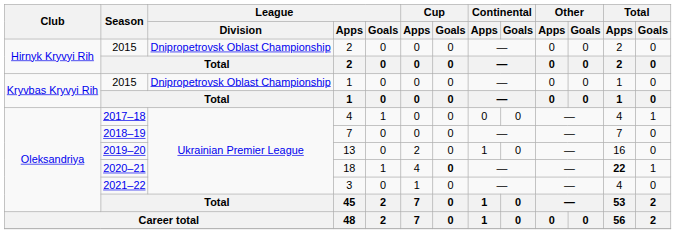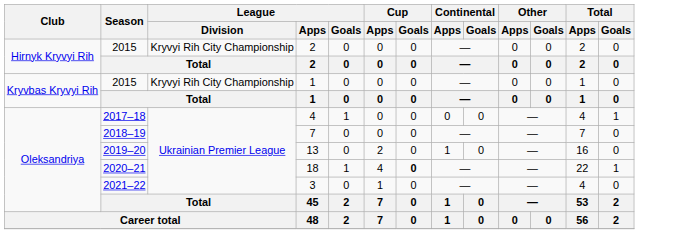(241, 47) Dnipropetrovsk Oblast Championship -> (222, 47) Kryvyi Rih City Championship
(241, 82) Dnipropetrovsk Oblast Championship -> (222, 82) Kryvyi Rih City Championship
(619, 168) bold -> (582, 168) normal
